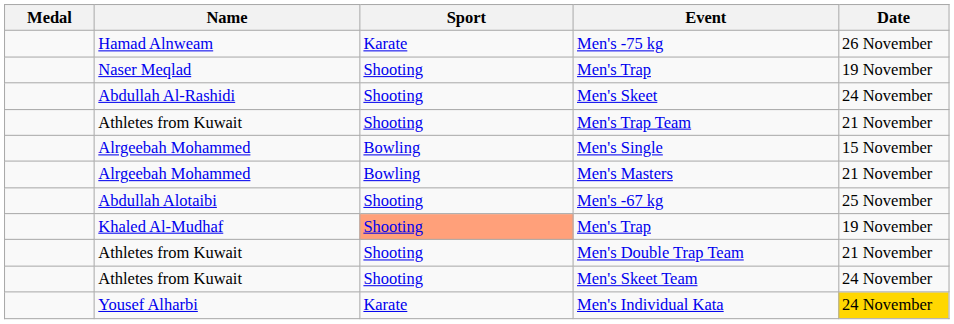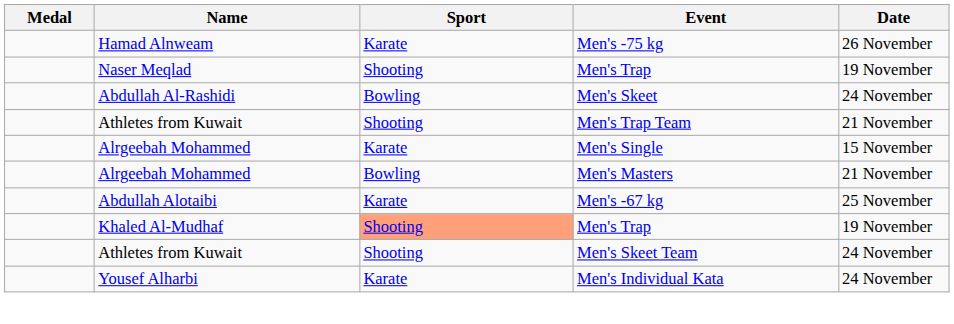(393, 95) Shooting -> (392, 95) Bowling
(392, 148) Bowling -> (385, 148) Karate
(393, 200) Shooting -> (385, 200) Karate
- row: (170, 252)
(887, 305) gold background -> (887, 278) no background
